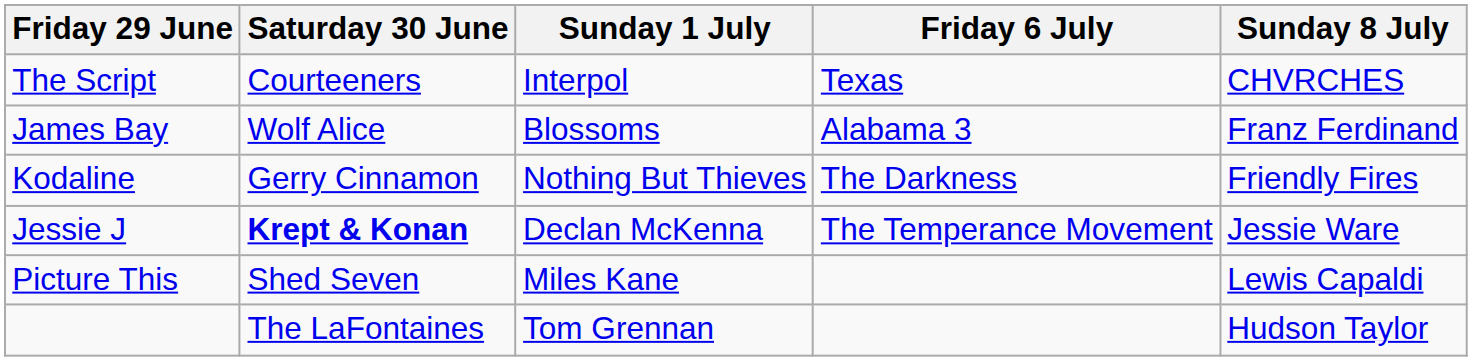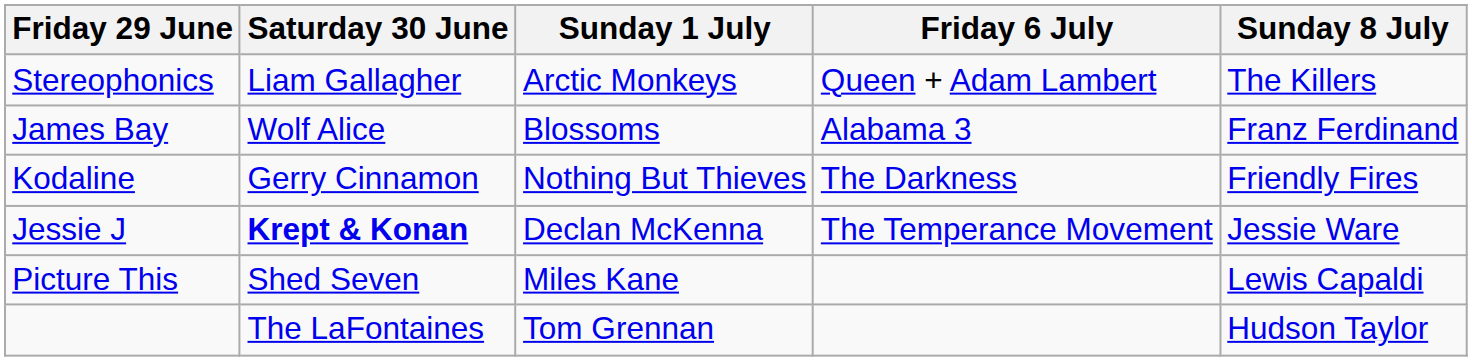+ row: (113, 79)
- row: (84, 79)
